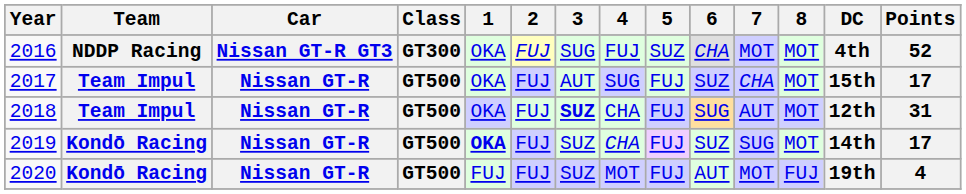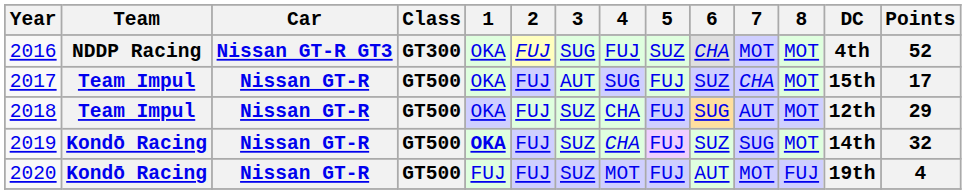(578, 113) bold -> (578, 113) normal
(920, 113) 31 -> (920, 113) 29
(920, 144) 17 -> (920, 144) 32
